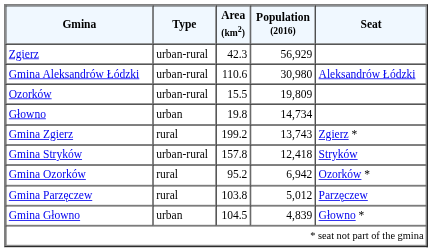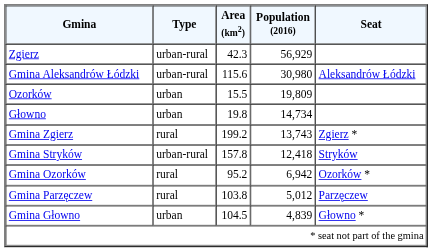(235, 73) 110.6 -> (235, 73) 115.6
(182, 94) urban-rural -> (169, 94) urban
